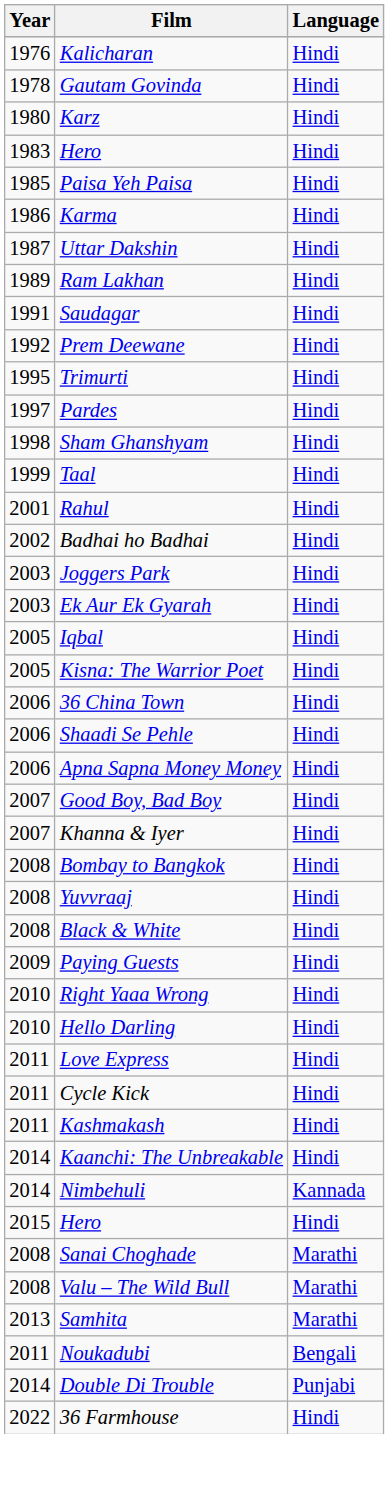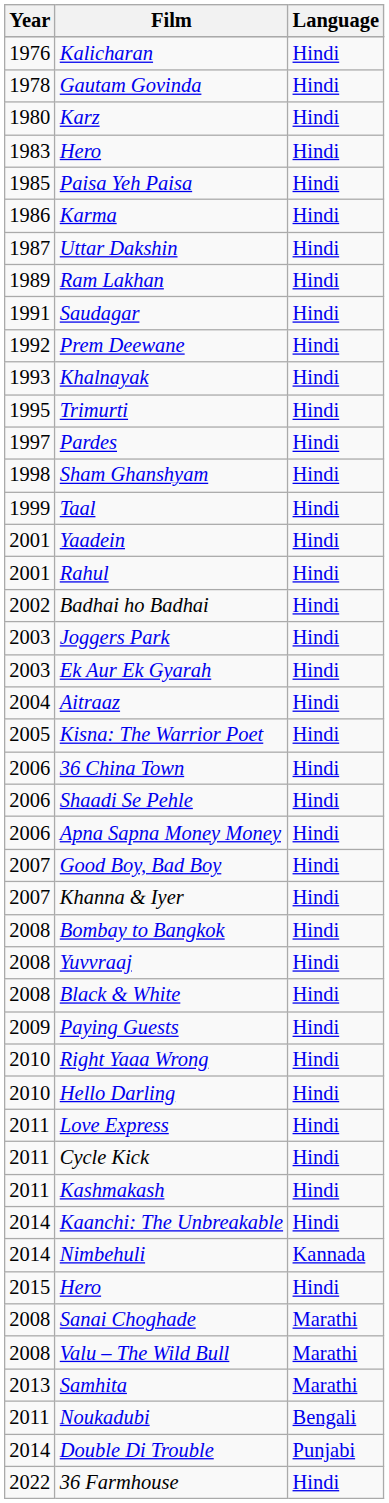+ row: (30, 378)
+ row: (30, 540)
+ row: (30, 702)
- row: (30, 637)
